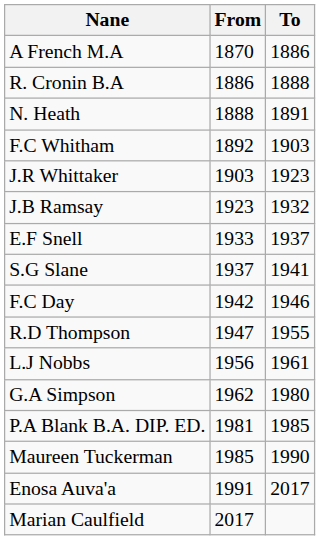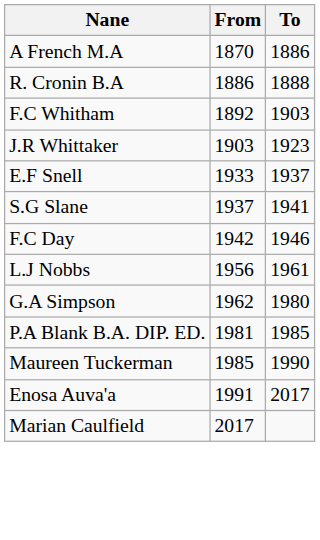- row: (45, 113)
- row: (56, 207)
- row: (70, 332)
